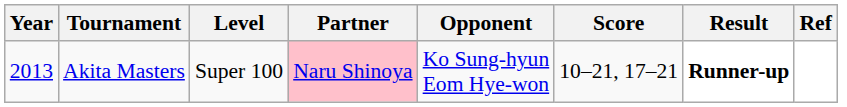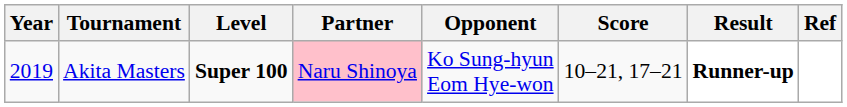(31, 71) 2013 -> (31, 71) 2019
(239, 71) normal -> (241, 71) bold
